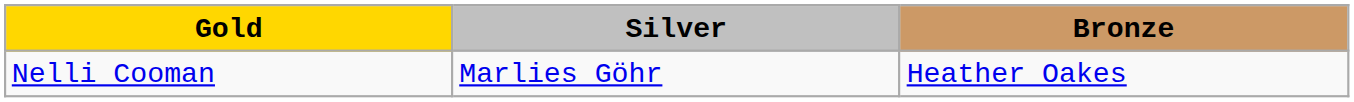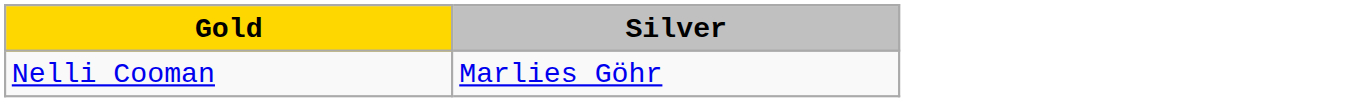- column: (1124, 28)
